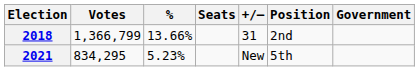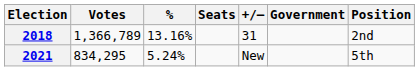columns swapped: (300, 15) <-> (374, 15)
(107, 35) 1,366,799 -> (107, 35) 1,366,789
(170, 35) 13.66% -> (170, 35) 13.16%
(166, 55) 5.23% -> (166, 55) 5.24%
